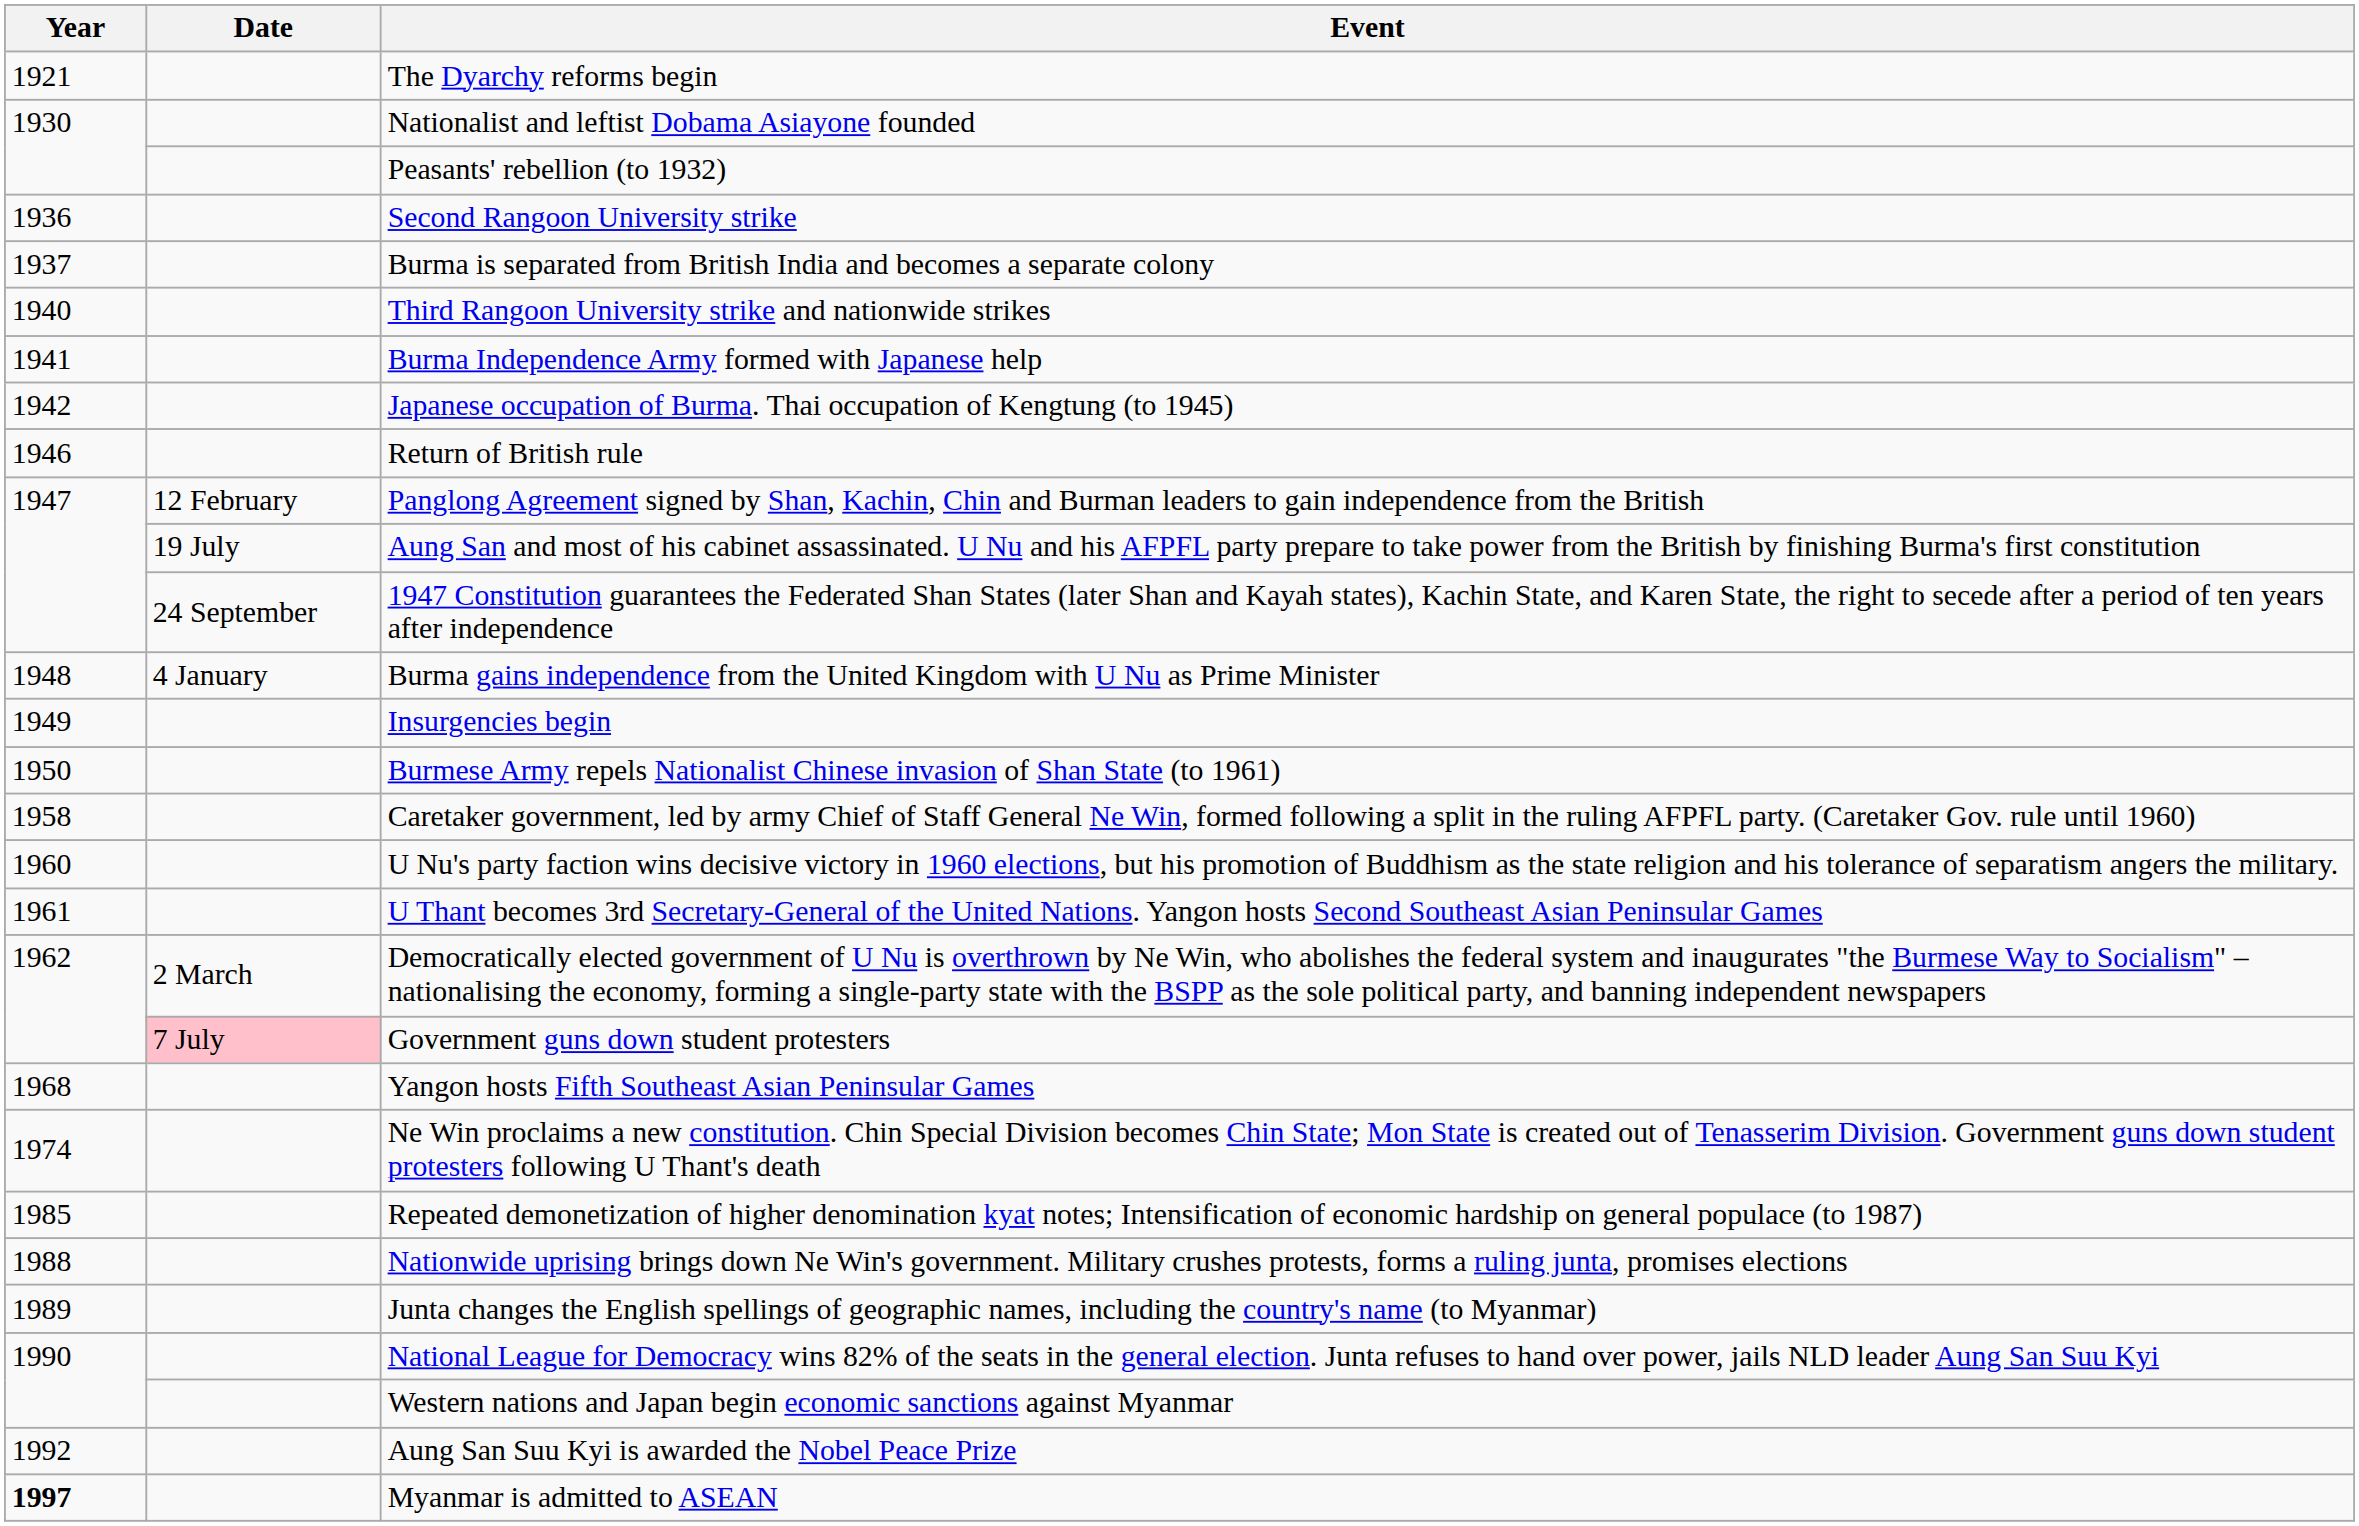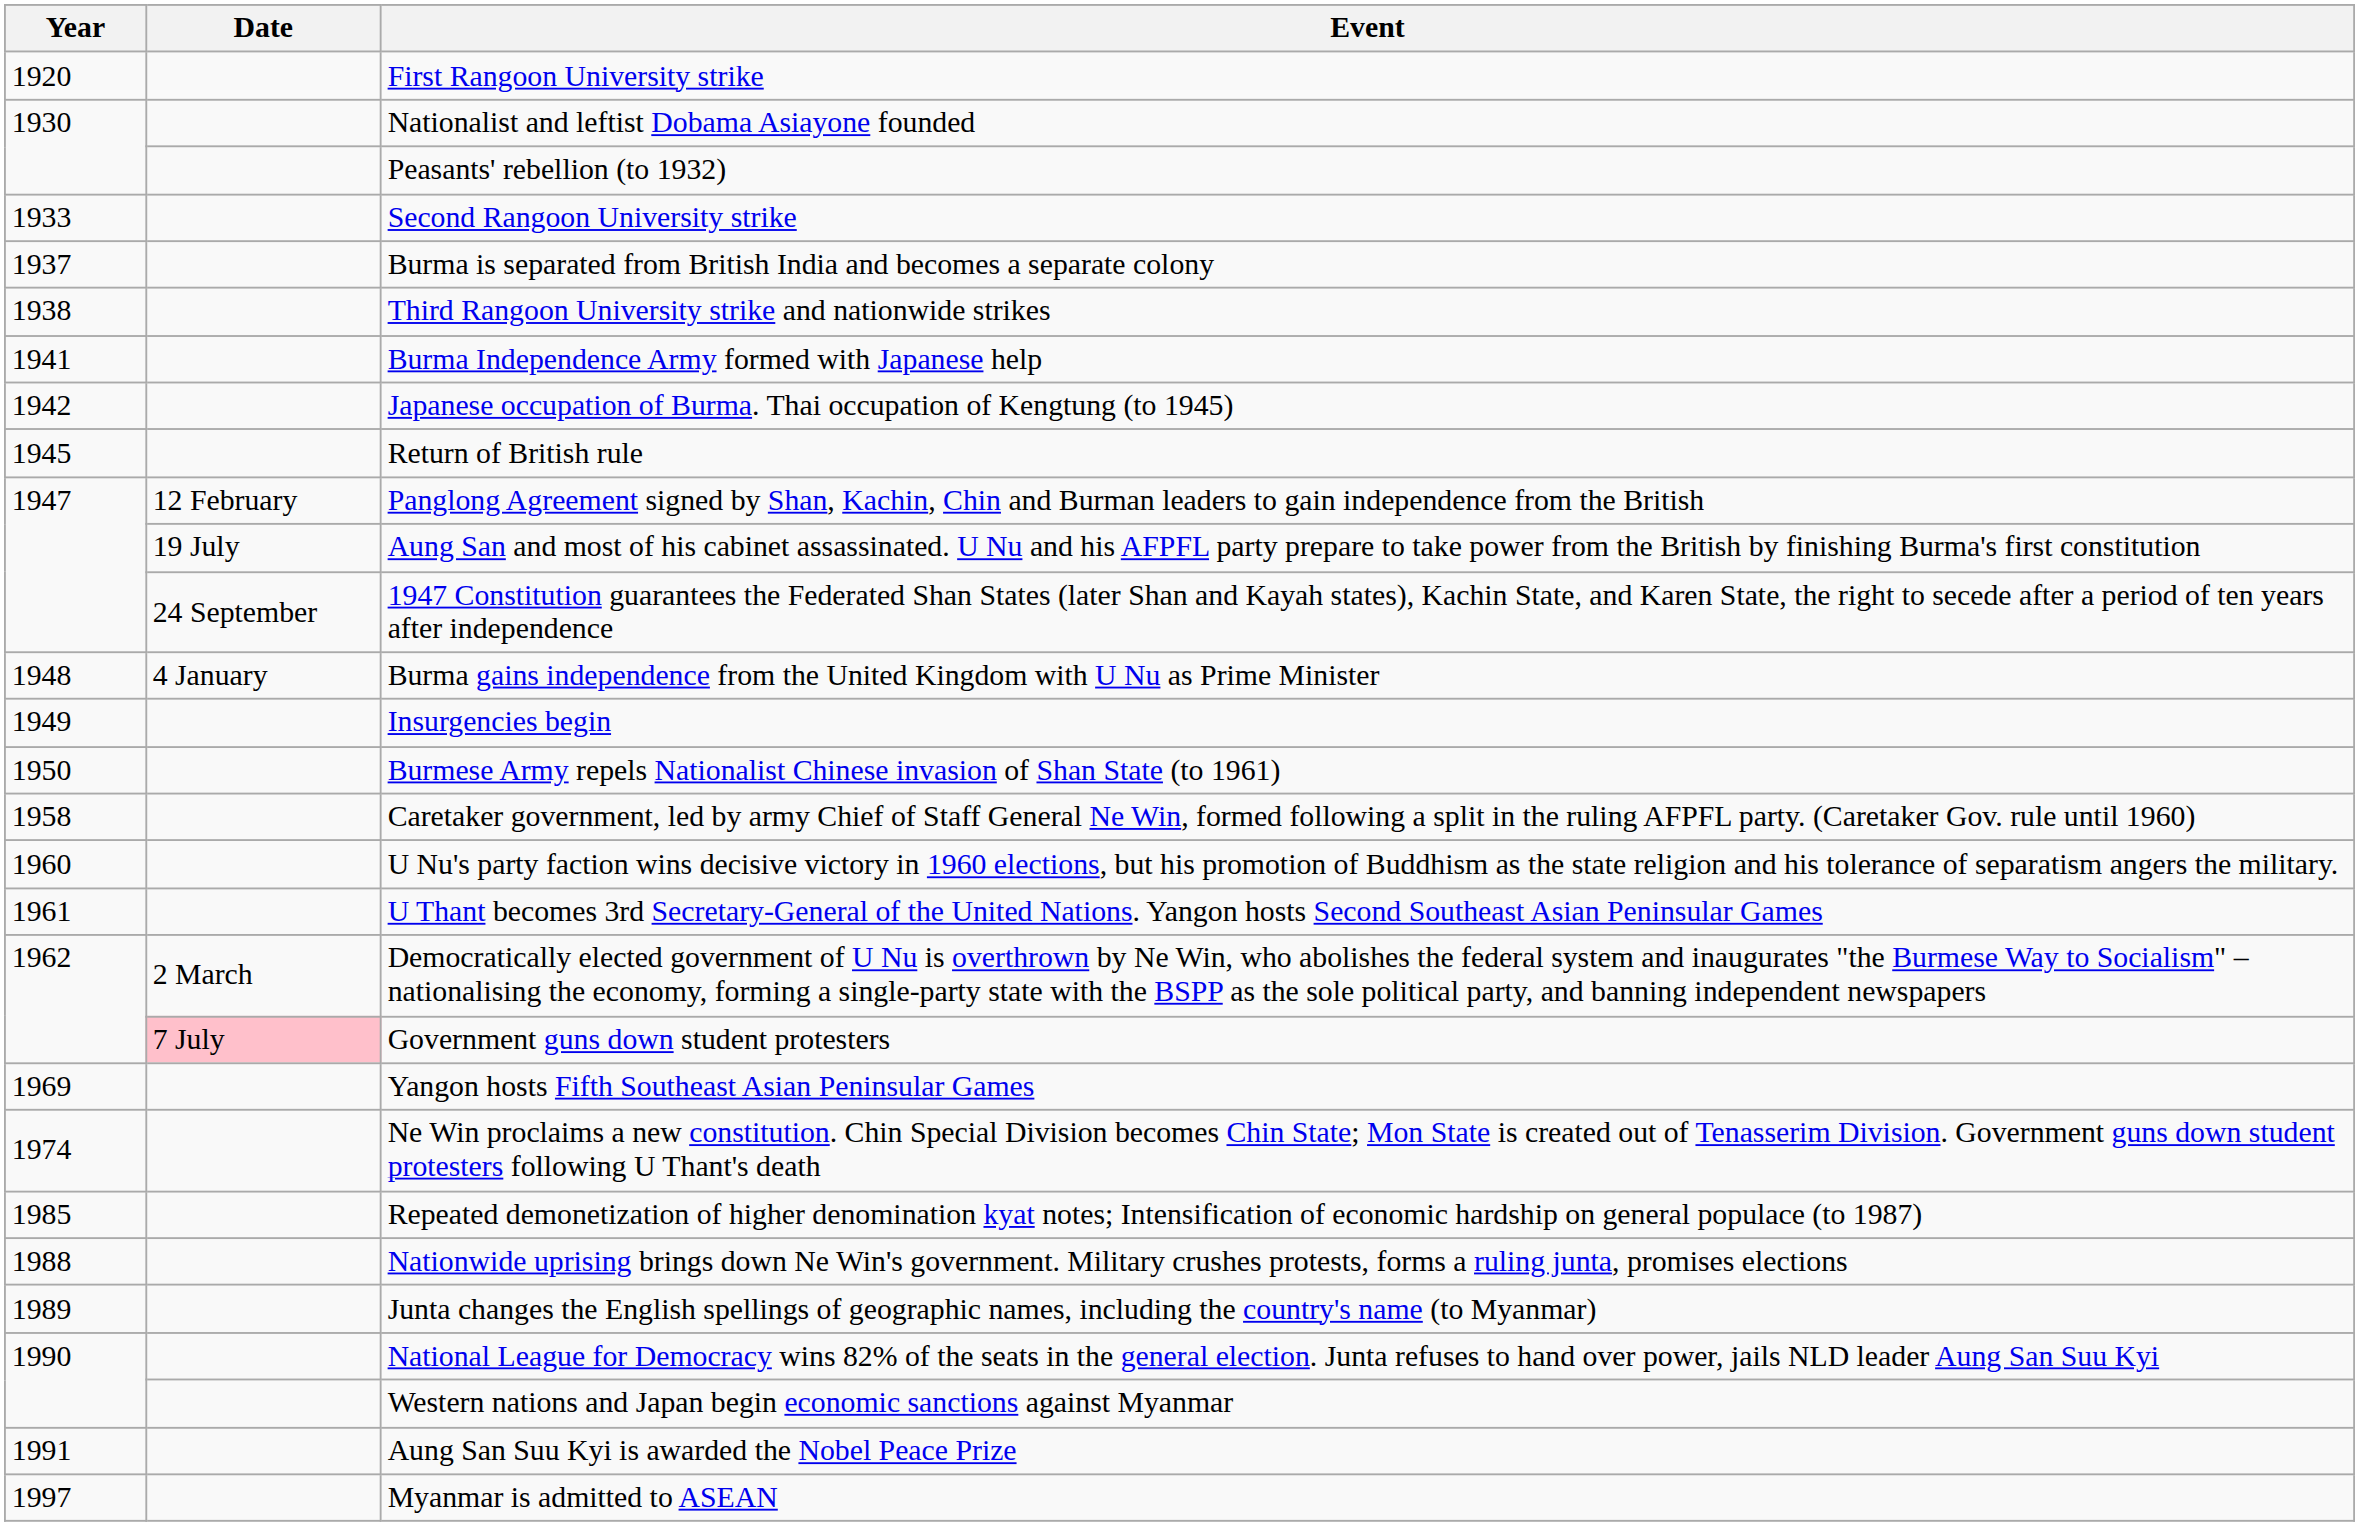+ row: (576, 75)
- row: (552, 75)
(42, 216) 1936 -> (42, 216) 1933
(42, 311) 1940 -> (42, 311) 1938
(42, 452) 1946 -> (42, 452) 1945
(42, 1086) 1968 -> (42, 1086) 1969
(42, 1450) 1992 -> (42, 1450) 1991
(42, 1497) bold -> (42, 1497) normal
